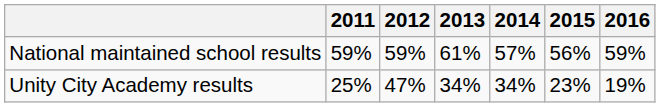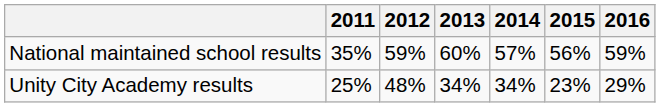(351, 53) 59% -> (351, 53) 35%
(460, 53) 61% -> (460, 53) 60%
(405, 85) 47% -> (405, 85) 48%
(625, 85) 19% -> (625, 85) 29%
